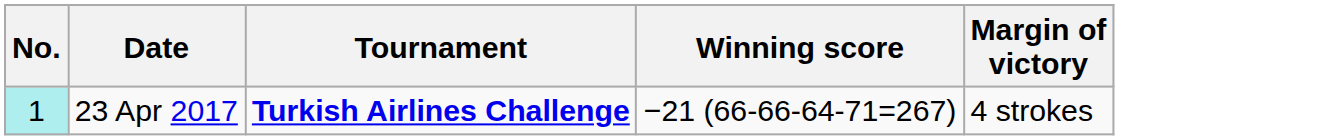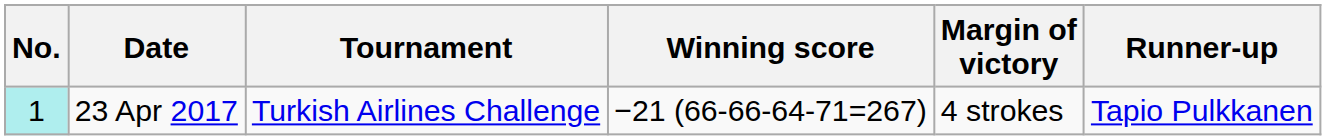+ column: (1202, 46)
(441, 111) bold -> (426, 111) normal
